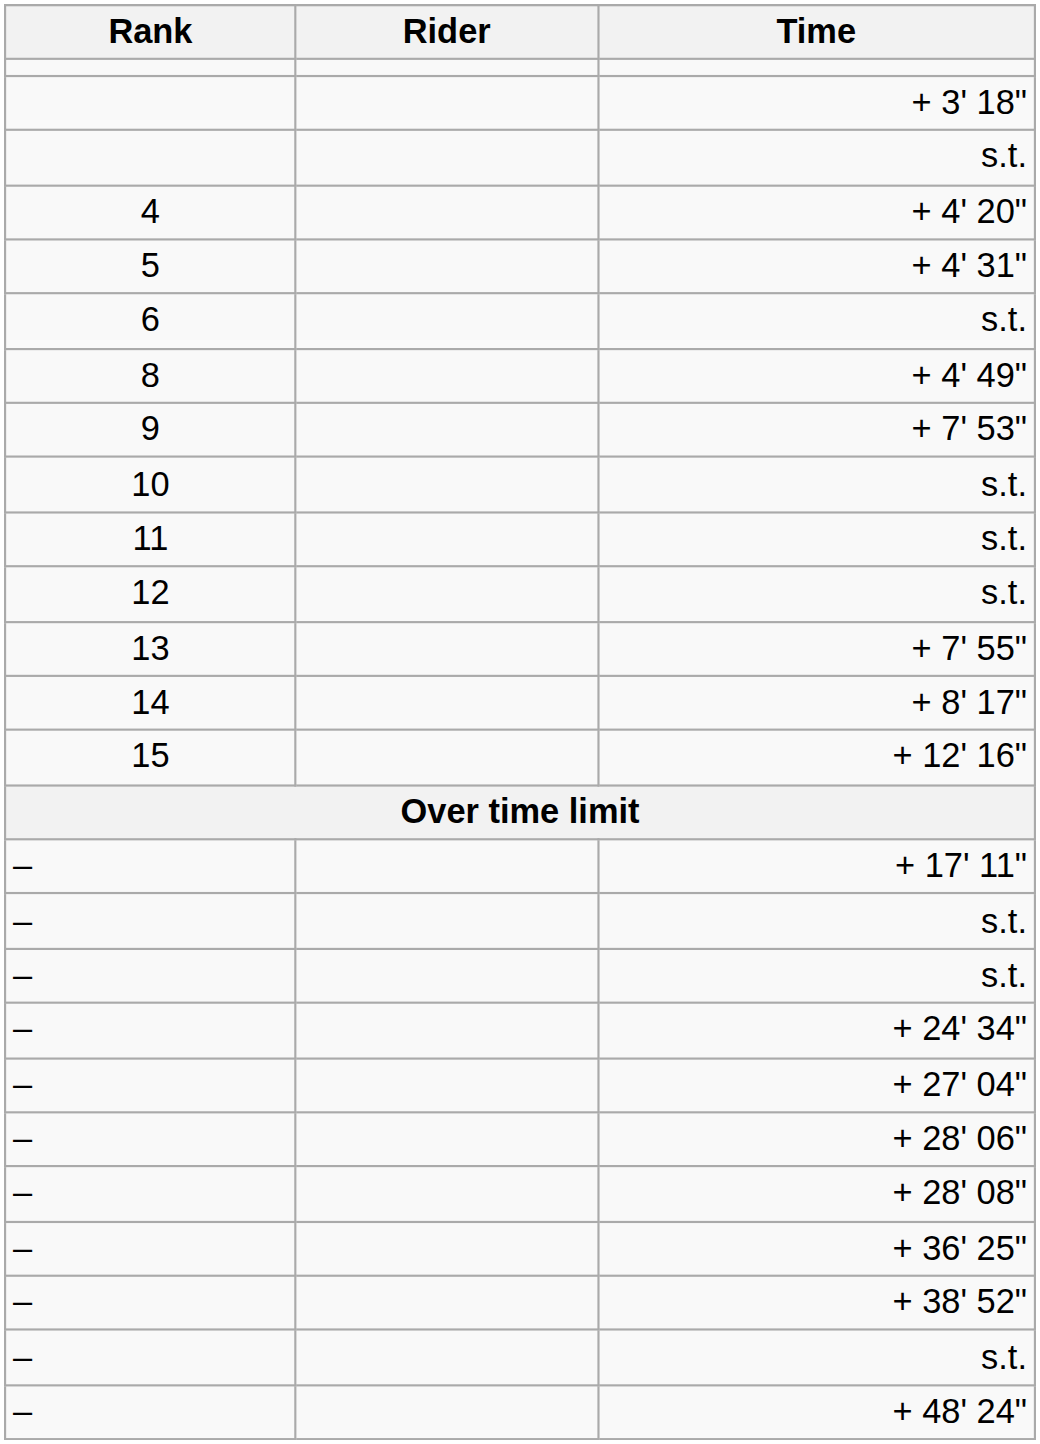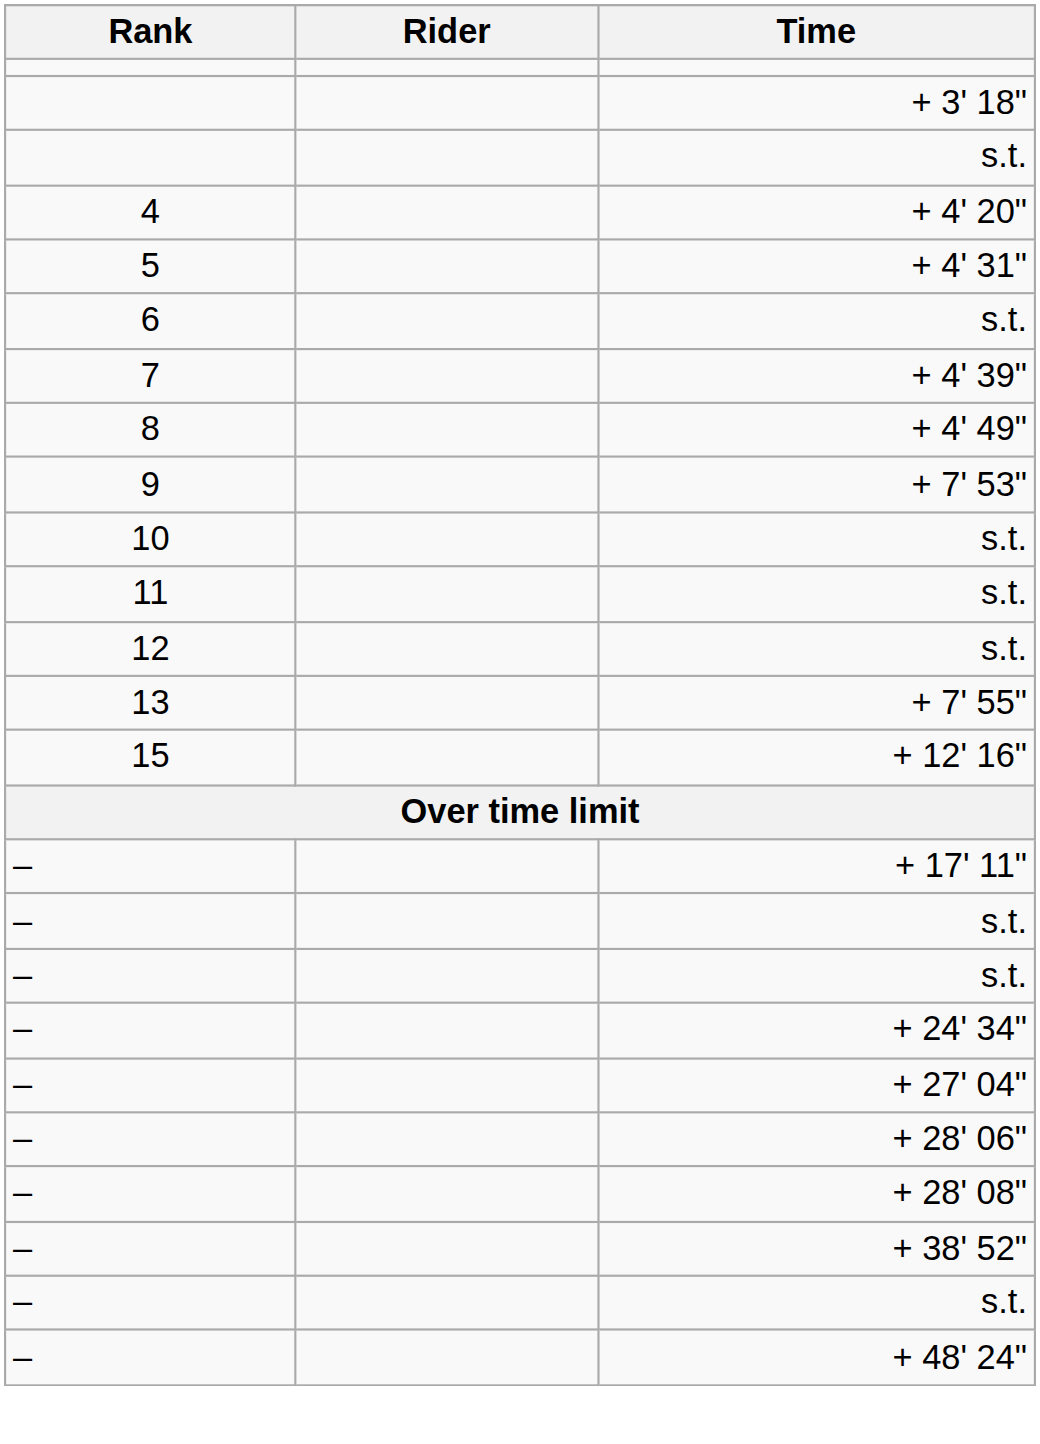+ row: (150, 374)
- row: (150, 702)
- row: (23, 1247)
